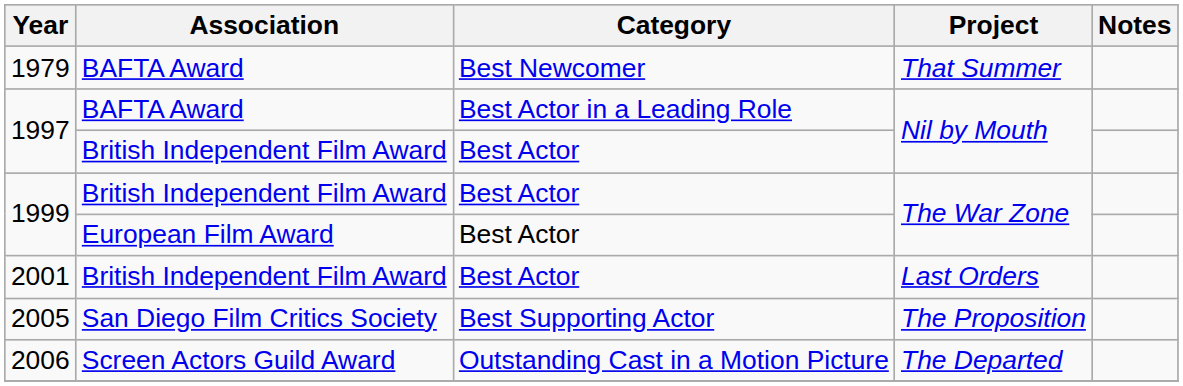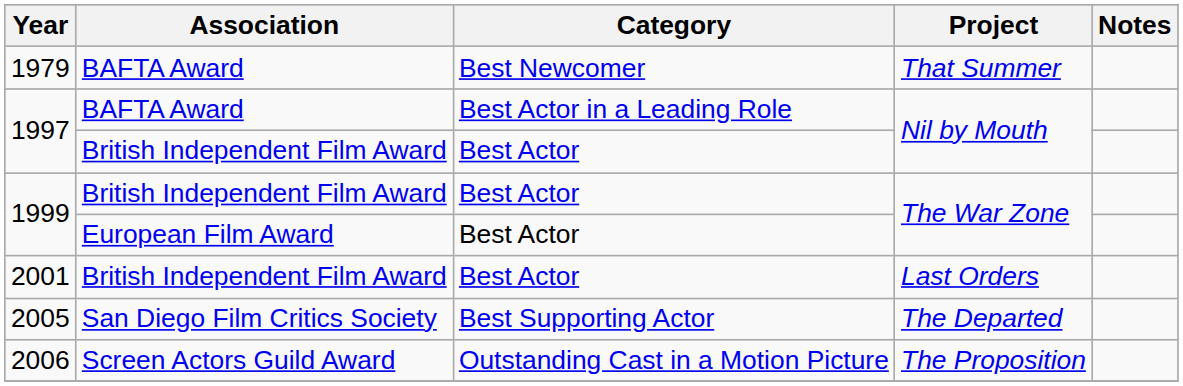(993, 318) The Proposition -> (982, 318) The Departed
(982, 360) The Departed -> (993, 360) The Proposition
